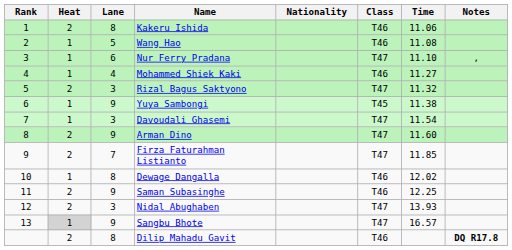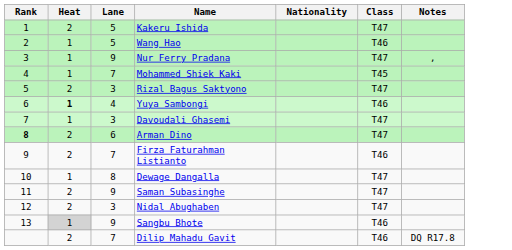- column: (423, 12)
(113, 27) 8 -> (113, 27) 5
(380, 27) T46 -> (380, 27) T47
(113, 58) 6 -> (113, 58) 9
(113, 73) 4 -> (113, 73) 7
(380, 73) T46 -> (380, 73) T45
(70, 104) normal -> (70, 104) bold
(113, 104) 9 -> (113, 104) 4
(380, 104) T45 -> (380, 104) T46
(26, 134) normal -> (26, 134) bold
(113, 134) 9 -> (113, 134) 6
(380, 155) T47 -> (380, 155) T46
(380, 176) T46 -> (380, 176) T47
(380, 191) T46 -> (380, 191) T47
(380, 222) T47 -> (380, 222) T46
(113, 237) 8 -> (113, 237) 7
(476, 237) bold -> (433, 237) normal
